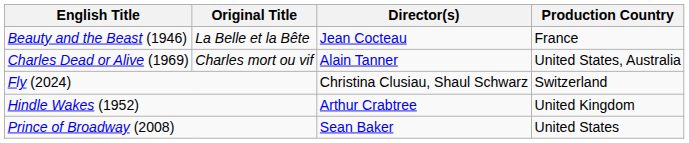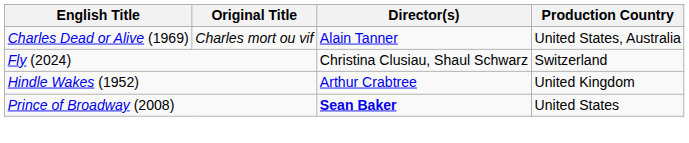- row: (97, 37)
(357, 127) normal -> (358, 104) bold
